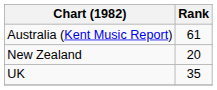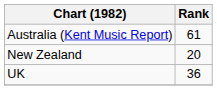(194, 74) 35 -> (194, 74) 36
